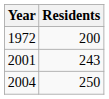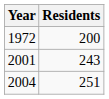(90, 82) 250 -> (90, 82) 251
